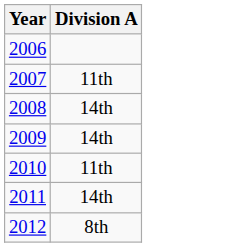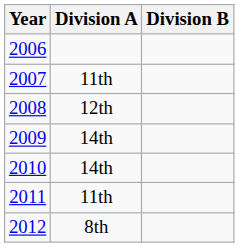+ column: (188, 19)
(96, 108) 14th -> (96, 108) 12th
(96, 167) 11th -> (96, 167) 14th
(96, 197) 14th -> (96, 197) 11th
